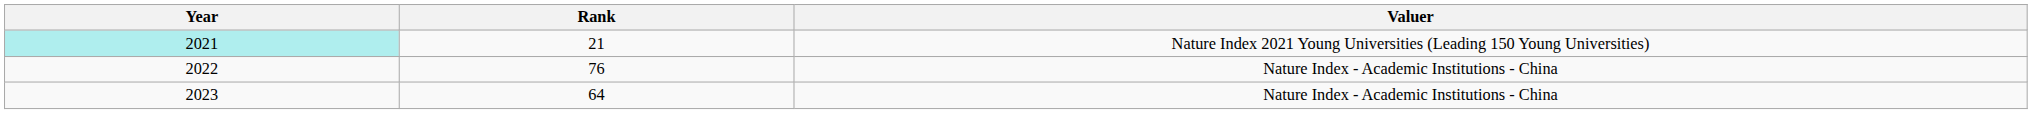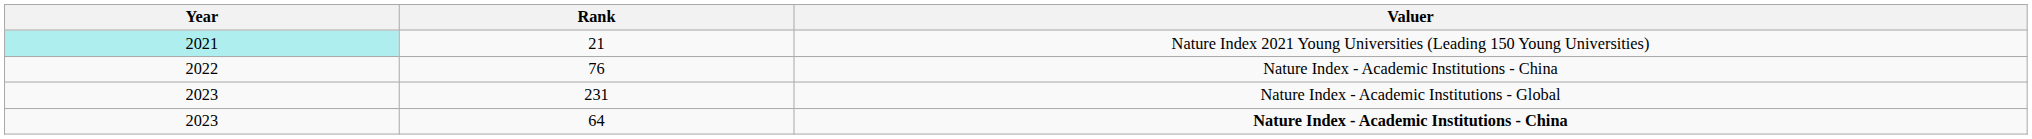+ row: (596, 95)
(1410, 95) normal -> (1410, 120) bold
